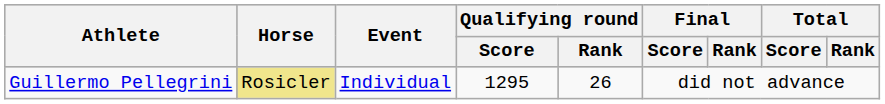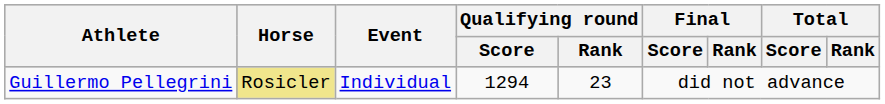(507, 83) 1295 -> (507, 83) 1294
(601, 83) 26 -> (601, 83) 23
